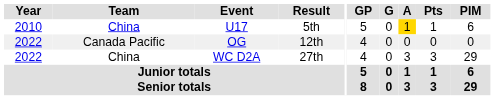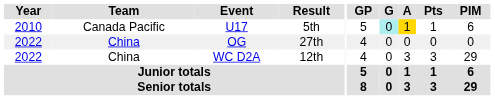(124, 26) China -> (124, 26) Canada Pacific
(389, 26) no background -> (389, 26) paleturquoise background
(124, 42) Canada Pacific -> (124, 42) China
(311, 42) 12th -> (311, 42) 27th
(311, 57) 27th -> (311, 57) 12th
